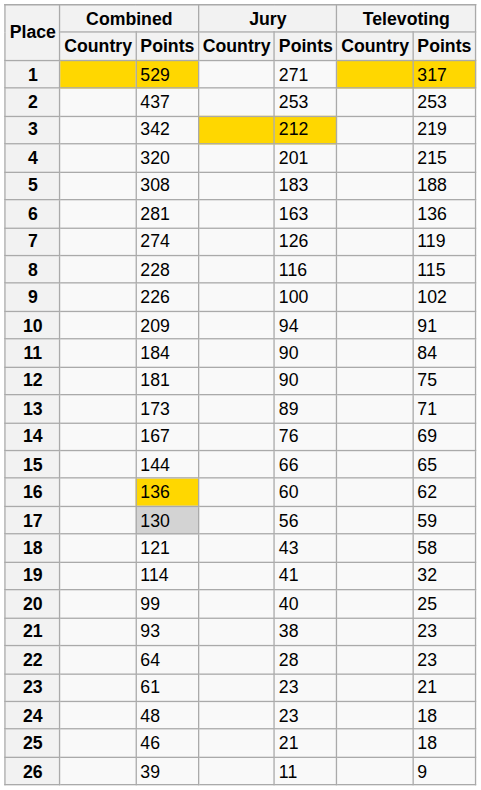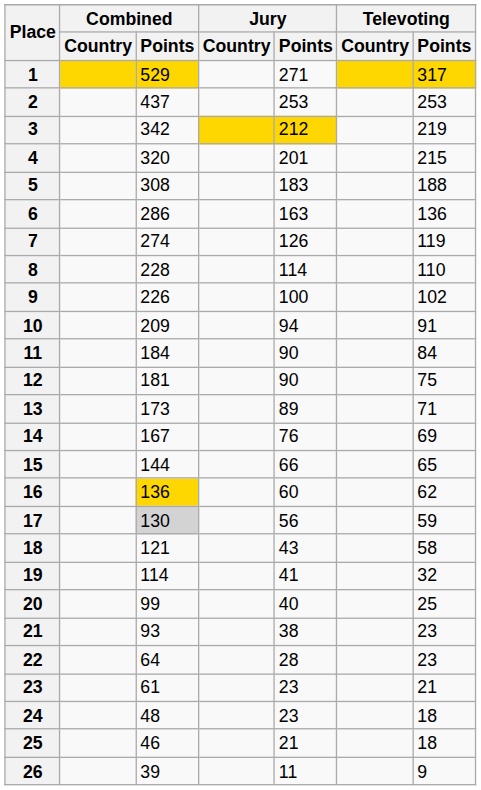(155, 214) 281 -> (155, 214) 286
(293, 269) 116 -> (293, 269) 114
(431, 269) 115 -> (431, 269) 110
